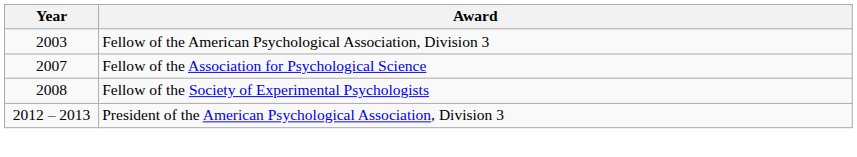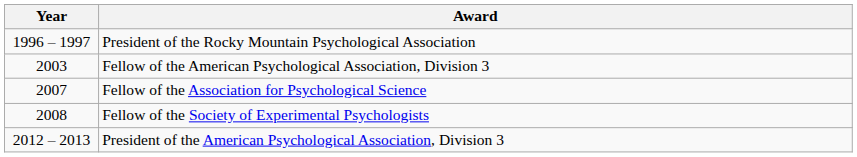+ row: (289, 41)
